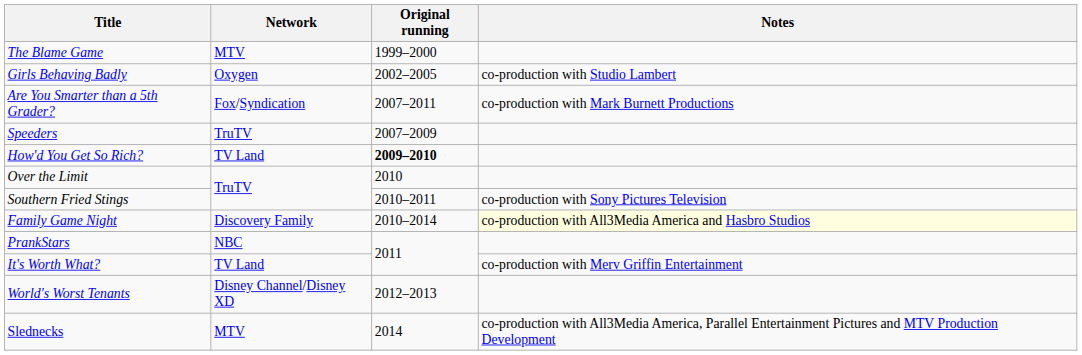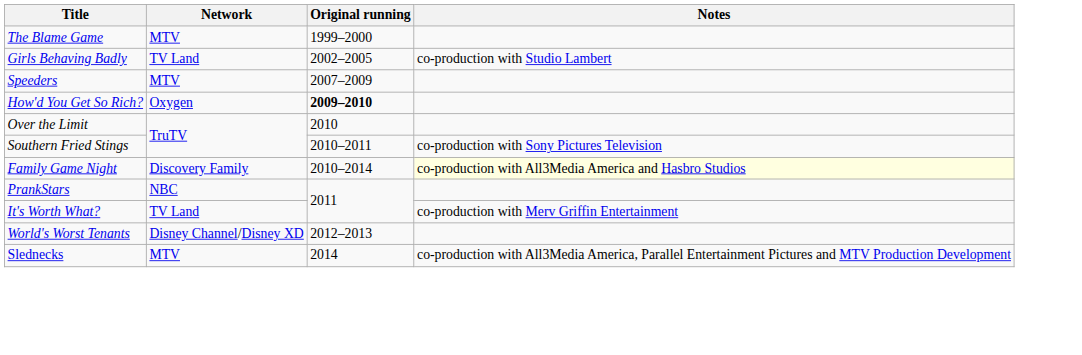(236, 74) Oxygen -> (174, 59) TV Land
- row: (83, 104)
(233, 133) TruTV -> (165, 80) MTV
(239, 155) TV Land -> (171, 102) Oxygen
